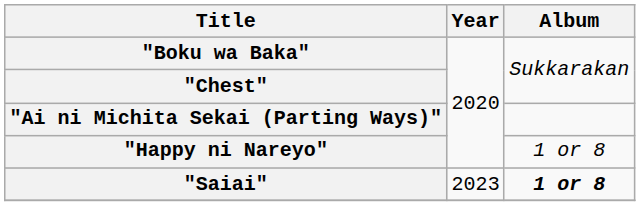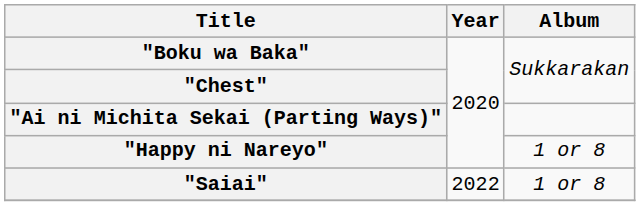(476, 184) 2023 -> (476, 184) 2022
(569, 184) bold -> (569, 184) normal
